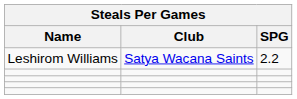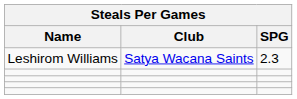(269, 58) 2.2 -> (269, 58) 2.3
